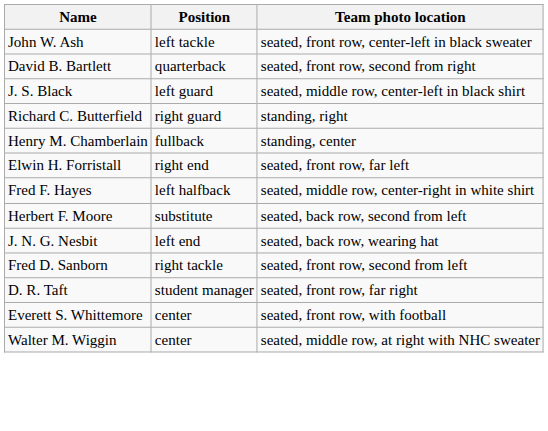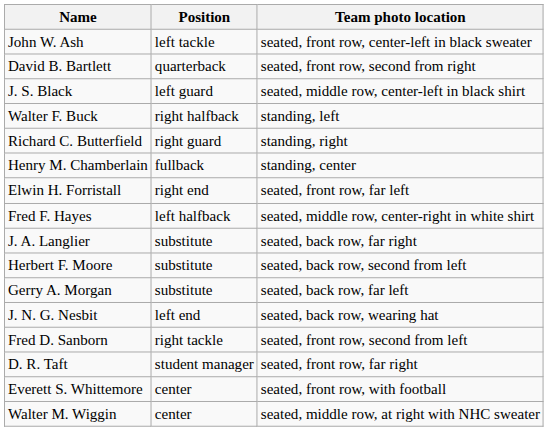+ row: (53, 116)
+ row: (49, 240)
+ row: (60, 290)
